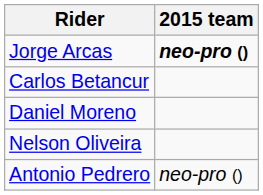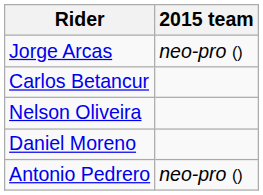(204, 50) bold -> (201, 50) normal
rows swapped: (73, 112) <-> (75, 143)
